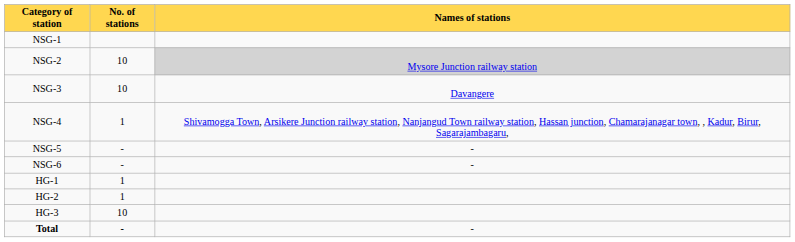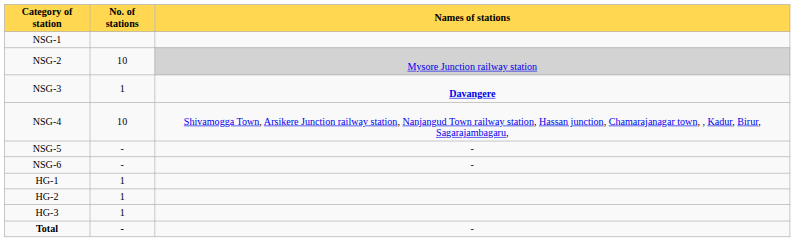(122, 88) 10 -> (122, 88) 1
(472, 94) normal -> (472, 94) bold
(122, 121) 1 -> (122, 121) 10
(122, 213) 10 -> (122, 213) 1
